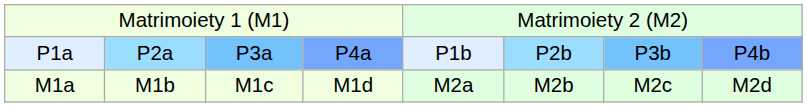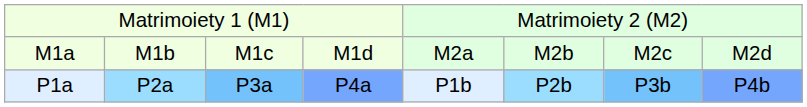rows swapped: (55, 85) <-> (55, 53)
